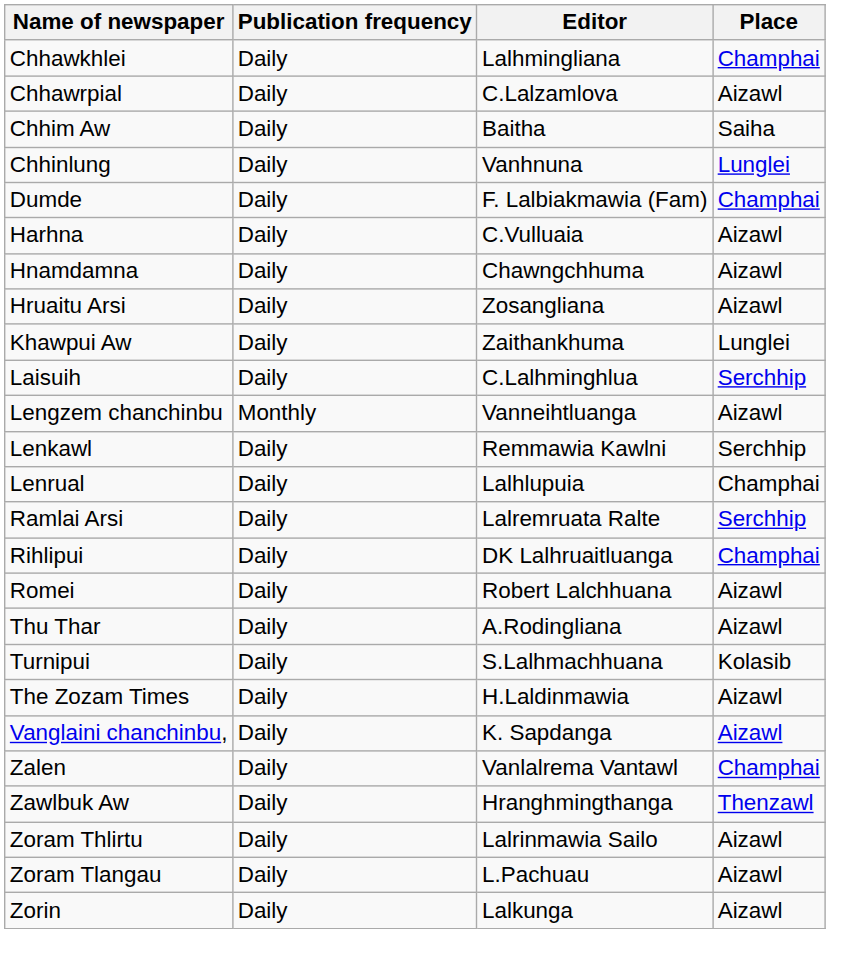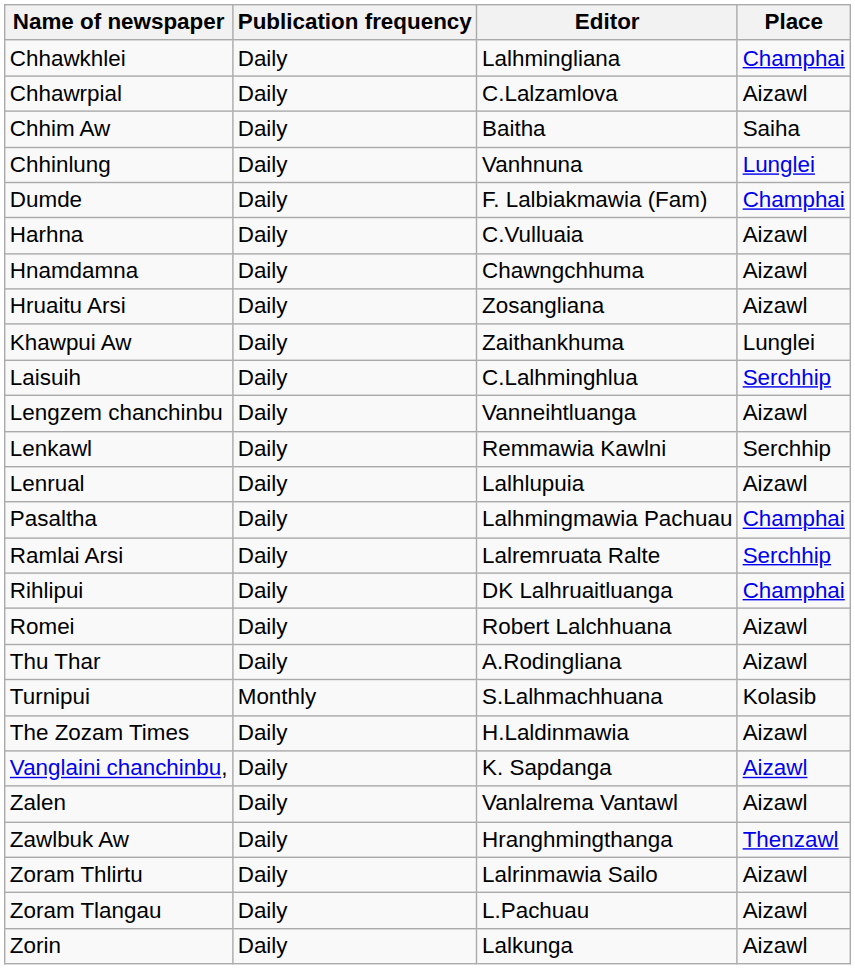(277, 413) Monthly -> (263, 413) Daily
(769, 484) Champhai -> (775, 484) Aizawl
+ row: (53, 519)
(263, 661) Daily -> (277, 697) Monthly
(769, 768) Champhai -> (775, 803) Aizawl
